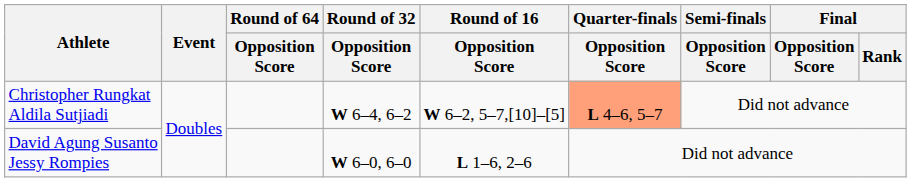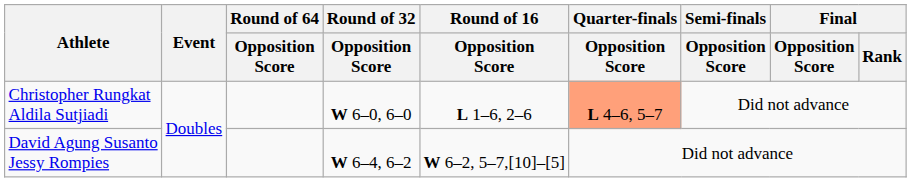(371, 115) W 6–4, 6–2 -> (371, 115) W 6–0, 6–0
(494, 115) W 6–2, 5–7,[10]–[5] -> (494, 115) L 1–6, 2–6
(371, 163) W 6–0, 6–0 -> (371, 163) W 6–4, 6–2
(494, 163) L 1–6, 2–6 -> (494, 163) W 6–2, 5–7,[10]–[5]
